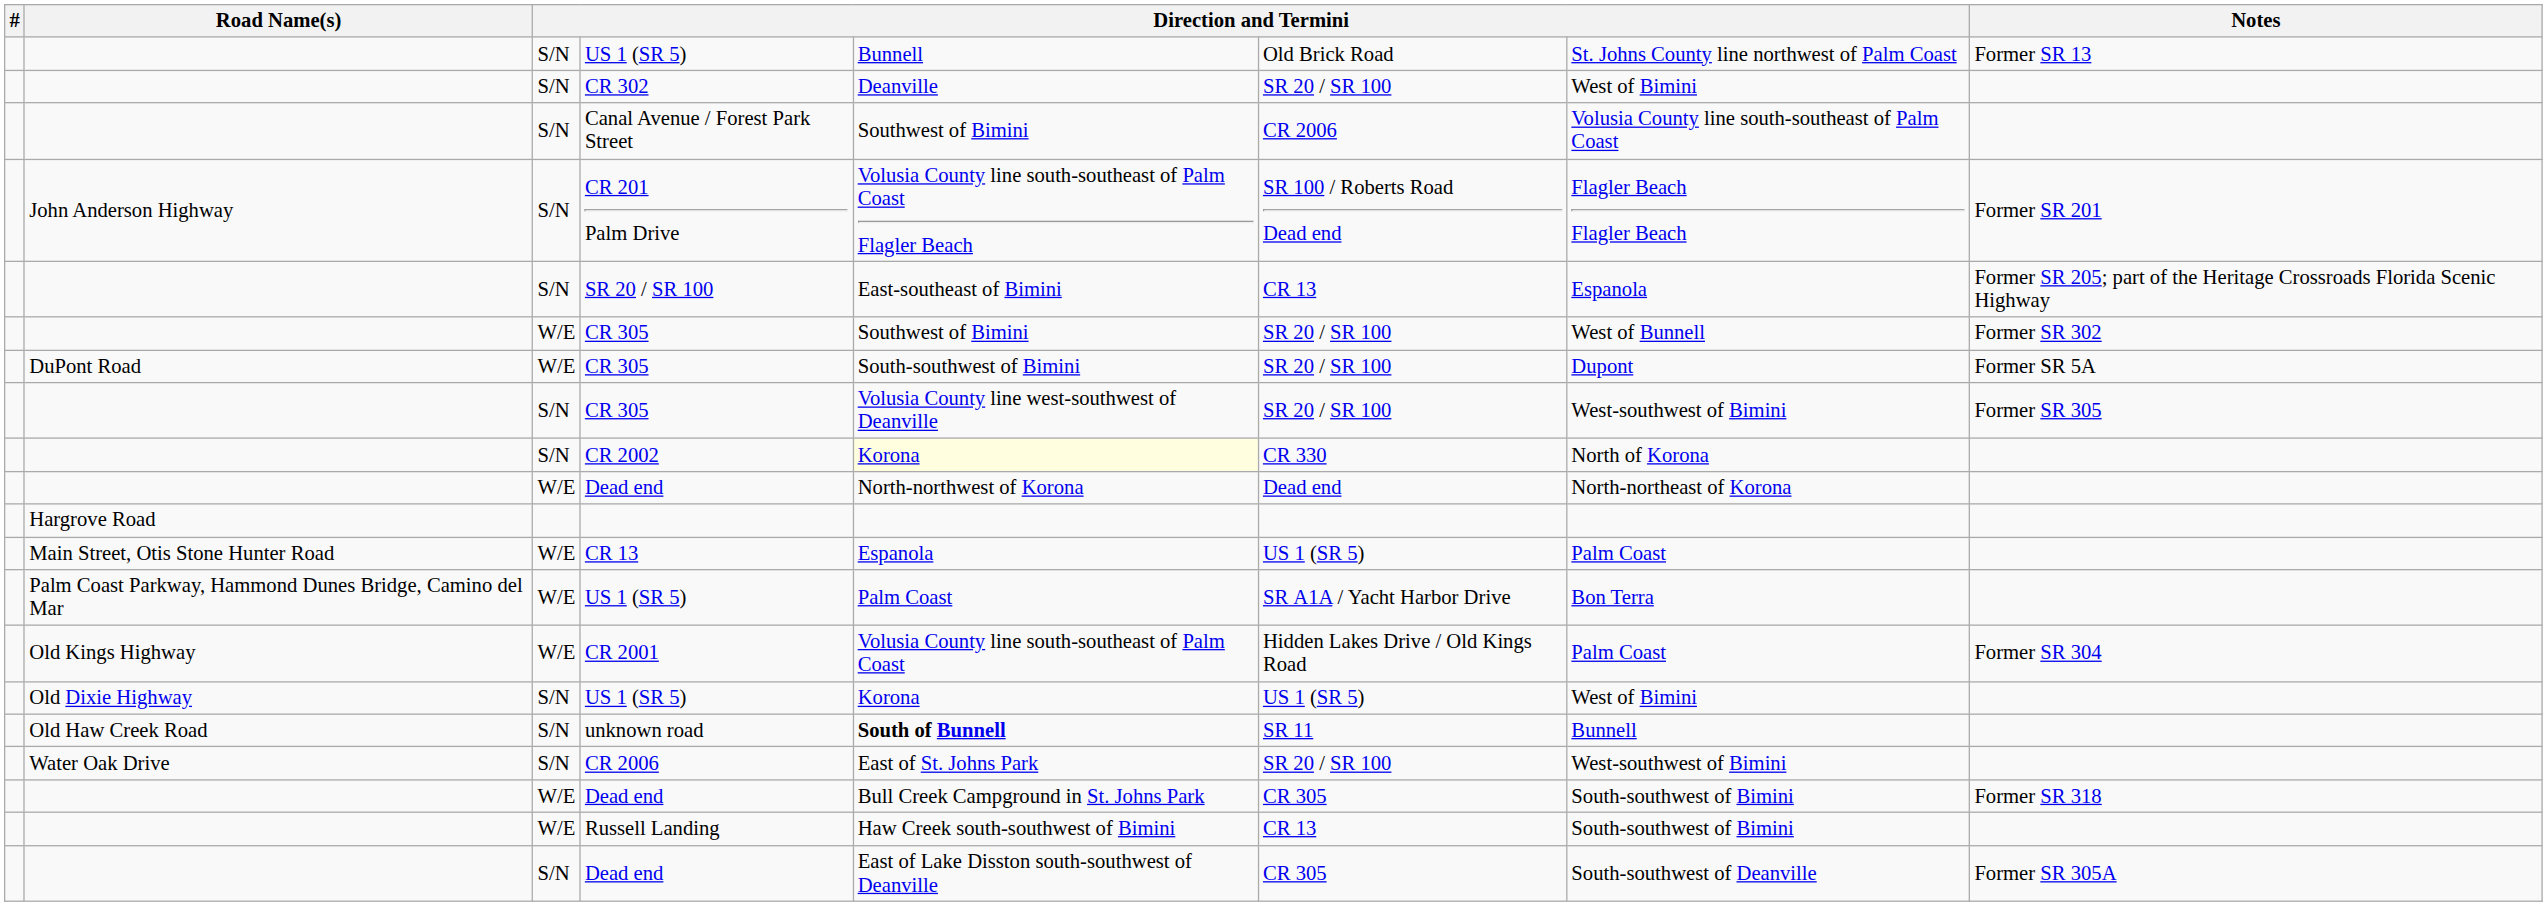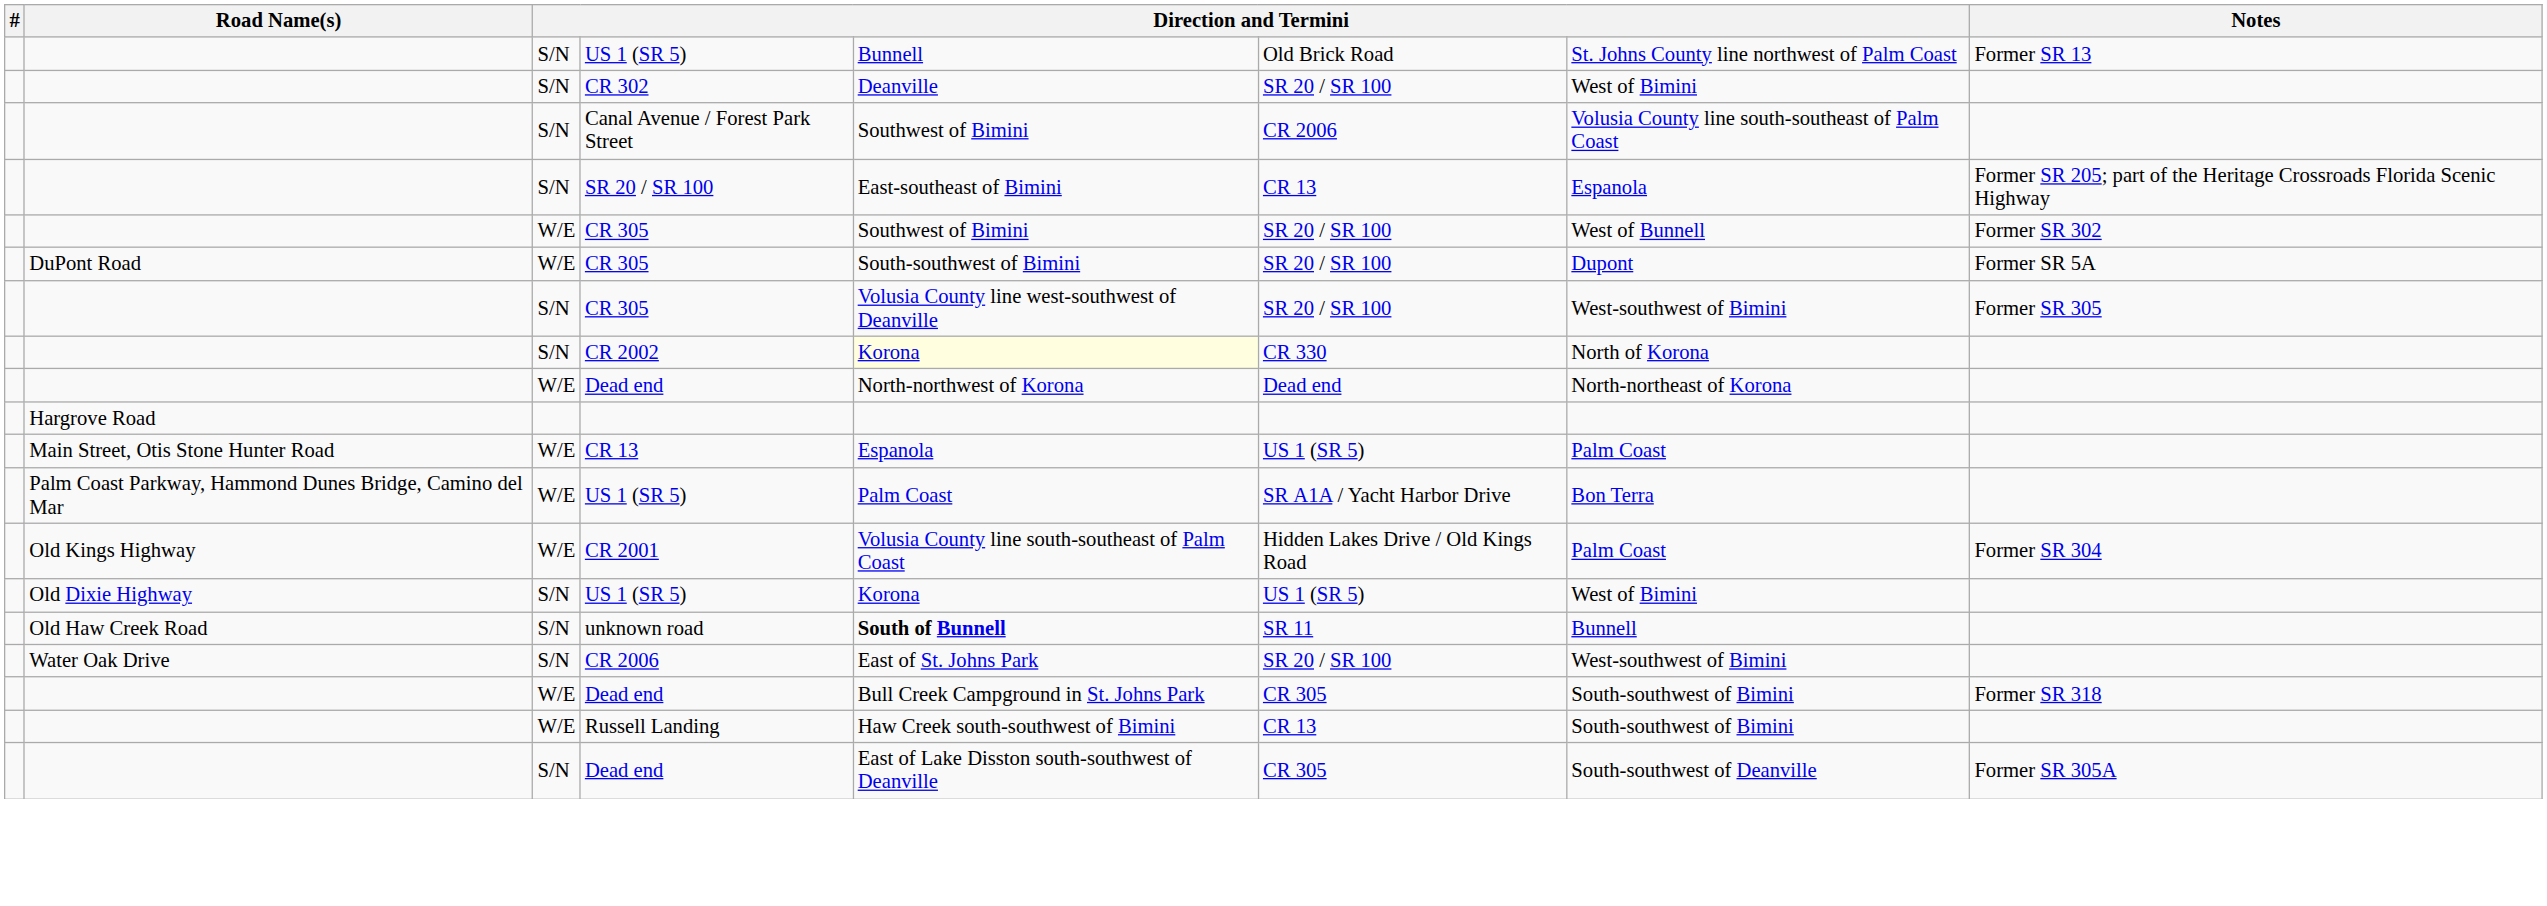- row: (131, 209)
